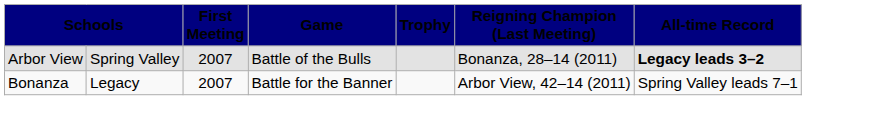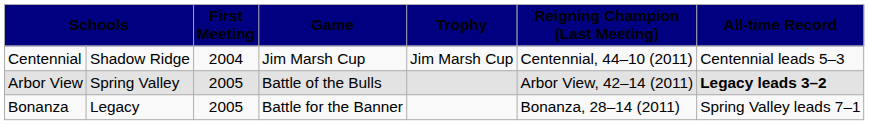+ row: (45, 58)
(215, 58) 2007 -> (226, 82) 2005
(537, 58) Bonanza, 28–14 (2011) -> (607, 82) Arbor View, 42–14 (2011)
(215, 82) 2007 -> (226, 107) 2005
(544, 82) Arbor View, 42–14 (2011) -> (600, 107) Bonanza, 28–14 (2011)
